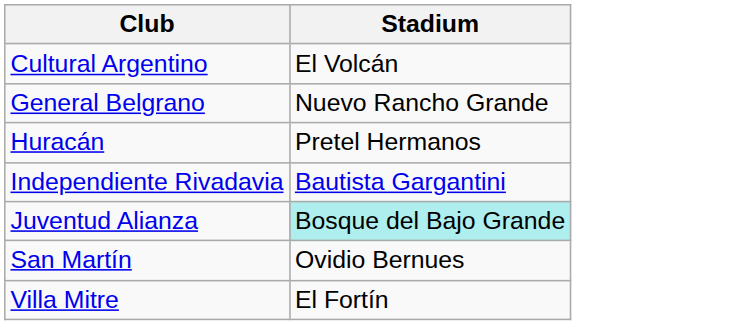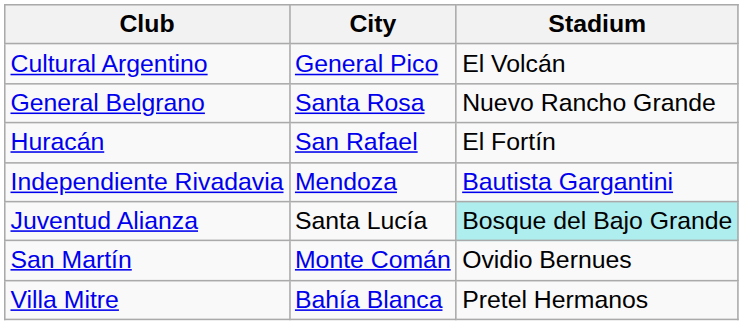+ column: (373, 24)
(388, 142) Pretel Hermanos -> (509, 142) El Fortín
(342, 299) El Fortín -> (555, 299) Pretel Hermanos
